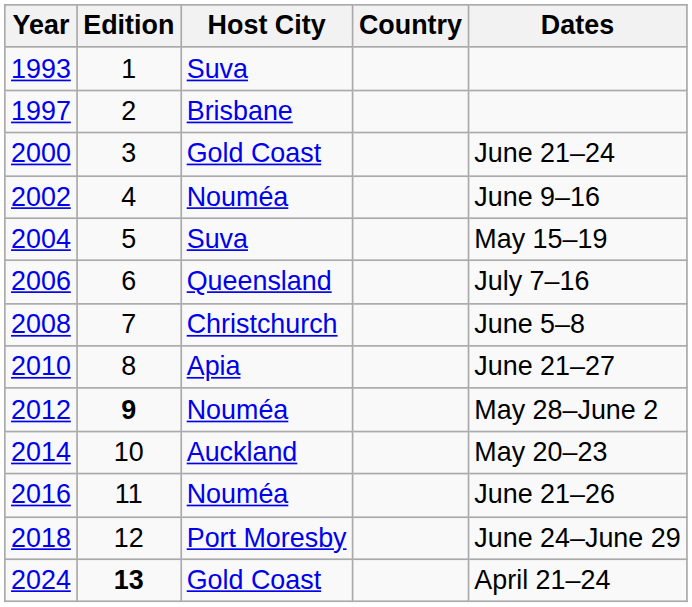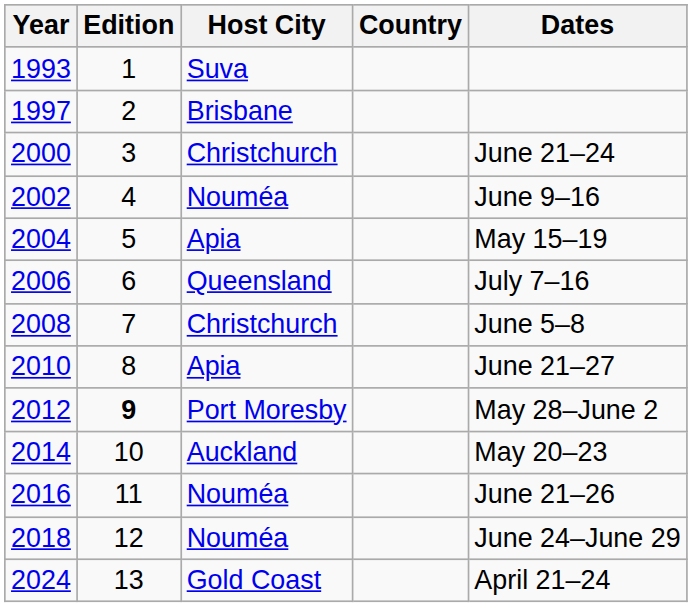(254, 153) Gold Coast -> (262, 153) Christchurch
(217, 238) Suva -> (214, 238) Apia
(238, 409) Nouméa -> (267, 409) Port Moresby
(267, 537) Port Moresby -> (238, 537) Nouméa
(129, 580) bold -> (129, 580) normal
